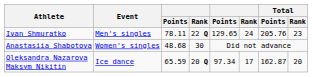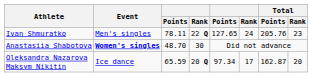(224, 33) 129.65 -> (224, 33) 127.65
(128, 45) normal -> (128, 45) bold
(175, 45) 48.68 -> (175, 45) 48.70
